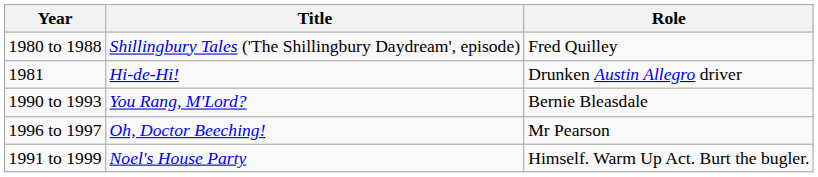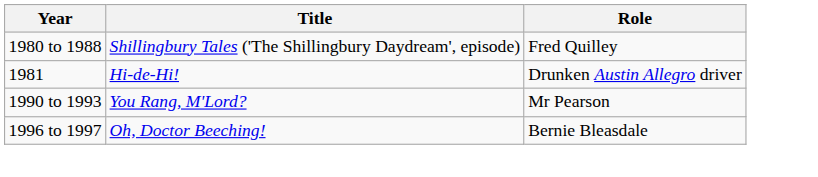(588, 102) Bernie Bleasdale -> (569, 102) Mr Pearson
(569, 130) Mr Pearson -> (588, 130) Bernie Bleasdale
- row: (55, 158)
